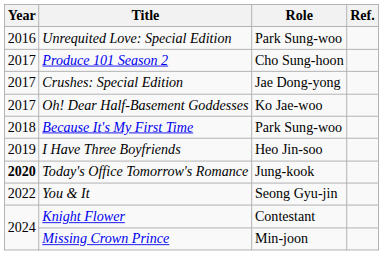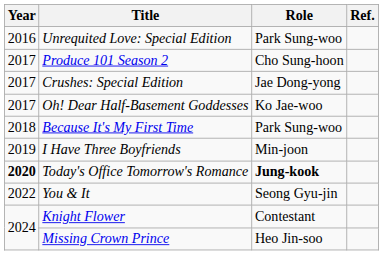(289, 149) Heo Jin-soo -> (282, 149) Min-joon
(285, 171) normal -> (287, 171) bold
(282, 238) Min-joon -> (289, 238) Heo Jin-soo
